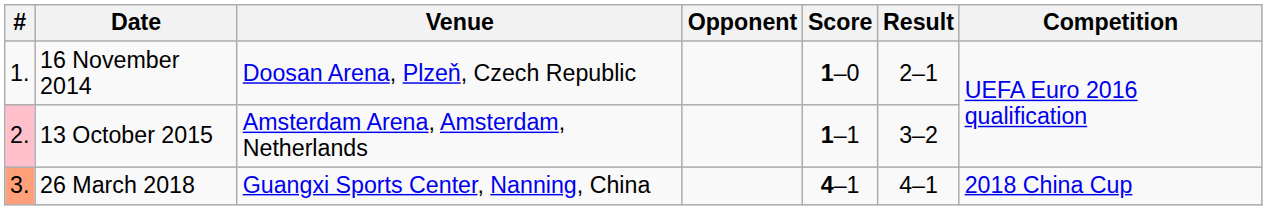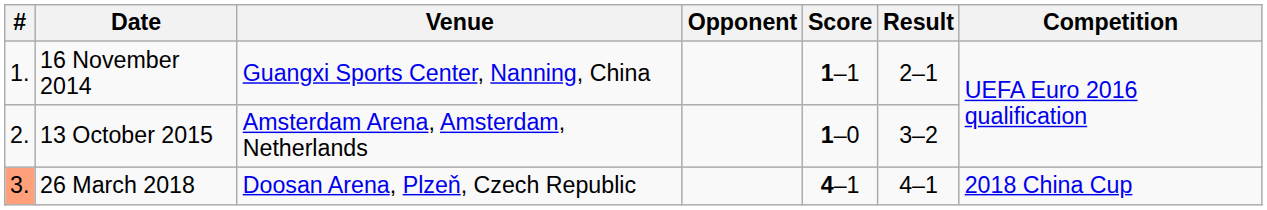(439, 72) Doosan Arena, Plzeň, Czech Republic -> (447, 72) Guangxi Sports Center, Nanning, China
(840, 72) 1–0 -> (840, 72) 1–1
(20, 135) pink background -> (20, 135) no background
(840, 135) 1–1 -> (840, 135) 1–0
(447, 185) Guangxi Sports Center, Nanning, China -> (439, 185) Doosan Arena, Plzeň, Czech Republic
